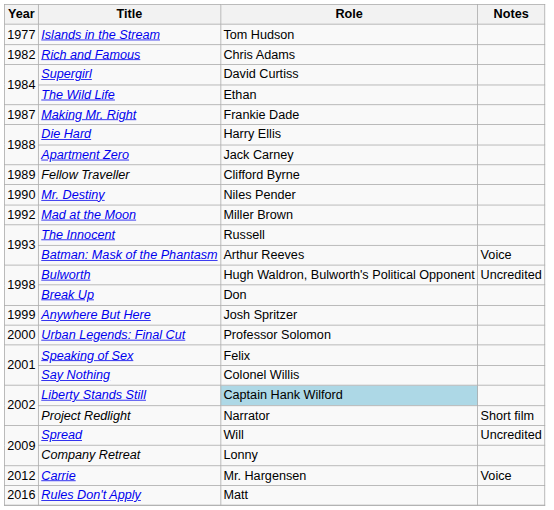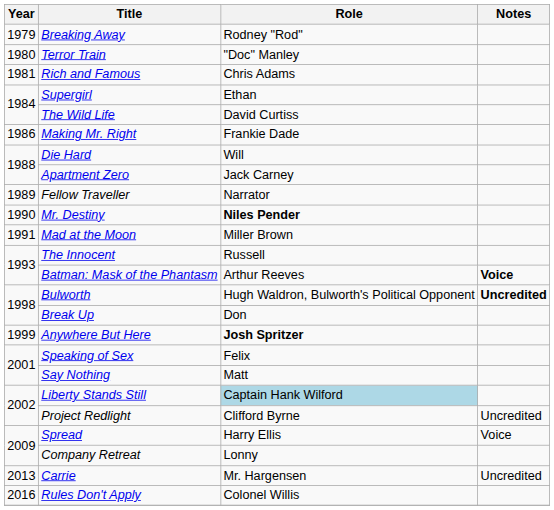- row: (101, 34)
+ row: (83, 34)
+ row: (74, 54)
(21, 54) 1982 -> (21, 74) 1981
(261, 74) David Curtiss -> (240, 94) Ethan
(240, 94) Ethan -> (261, 114) David Curtiss
(21, 114) 1987 -> (21, 134) 1986
(252, 134) Harry Ellis -> (234, 154) Will
(262, 174) Clifford Byrne -> (247, 194) Narrator
(260, 194) normal -> (262, 214) bold
(21, 214) 1992 -> (21, 235) 1991
(496, 255) normal -> (497, 275) bold
(511, 275) normal -> (514, 295) bold
(260, 315) normal -> (263, 335) bold
- row: (113, 335)
(261, 375) Colonel Willis -> (236, 375) Matt
(247, 415) Narrator -> (262, 415) Clifford Byrne
(507, 415) Short film -> (511, 415) Uncredited
(234, 435) Will -> (252, 435) Harry Ellis
(511, 435) Uncredited -> (496, 435) Voice
(21, 475) 2012 -> (21, 475) 2013
(496, 475) Voice -> (511, 475) Uncredited
(236, 495) Matt -> (261, 495) Colonel Willis
